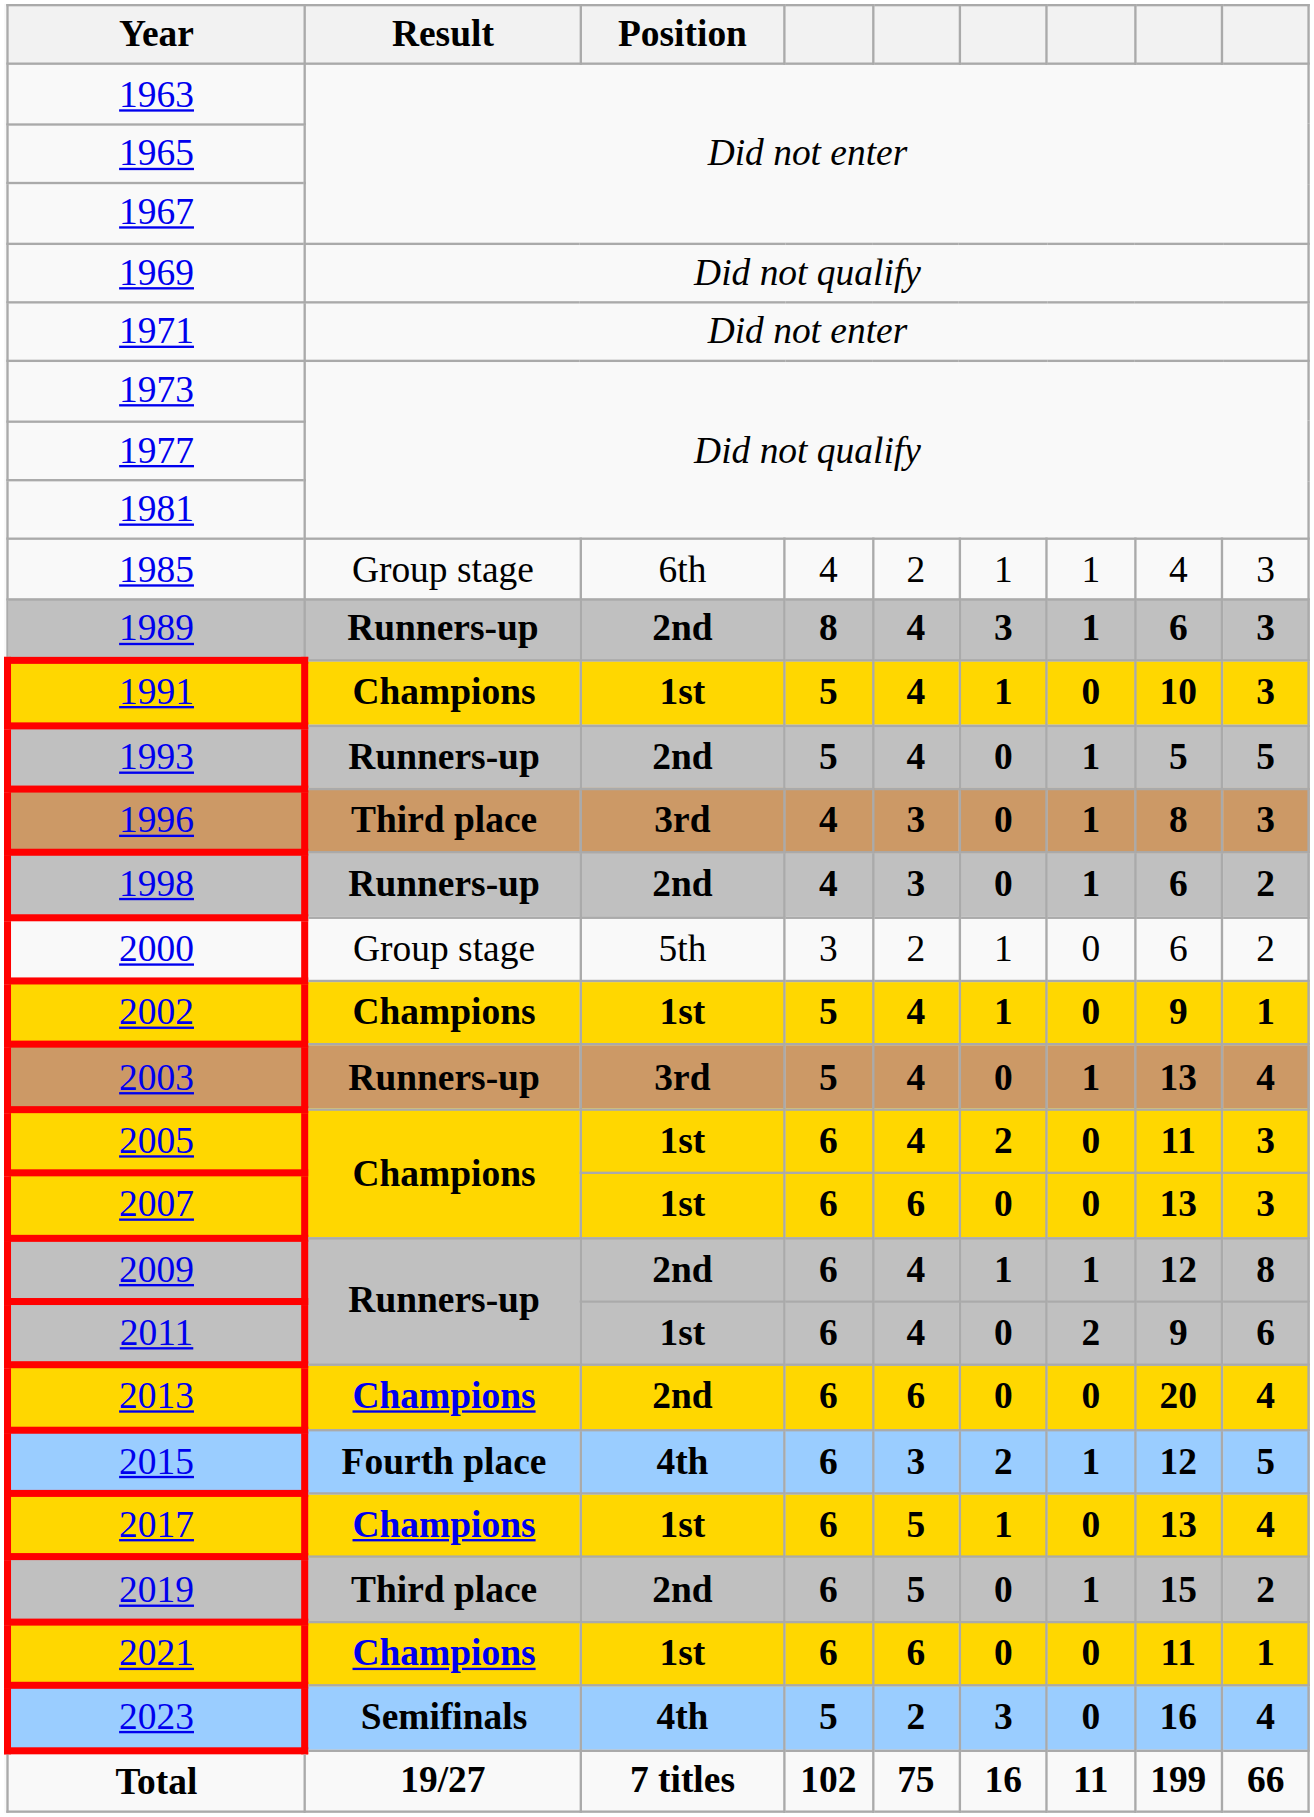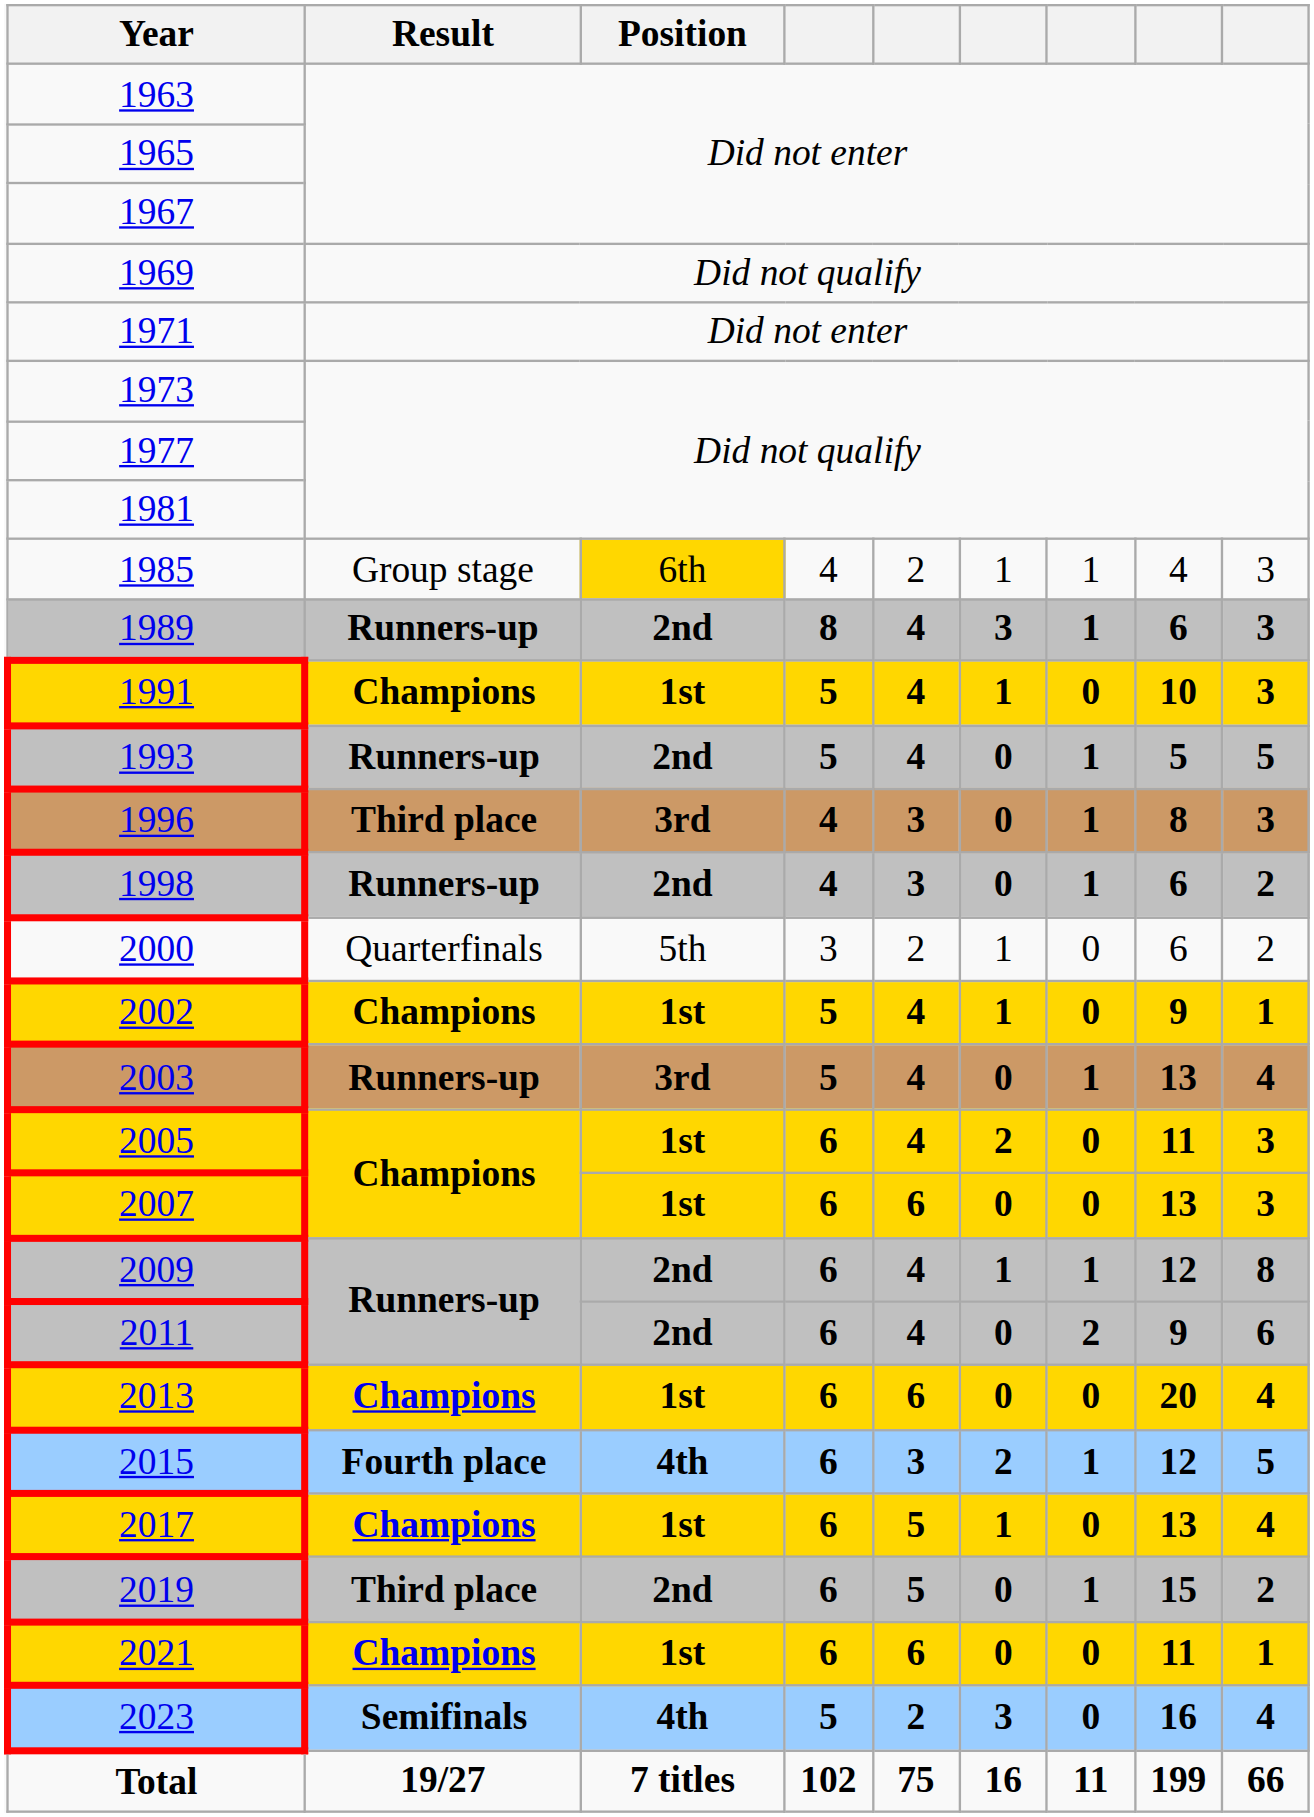(682, 568) no background -> (682, 568) gold background
(444, 948) Group stage -> (444, 948) Quarterfinals
(682, 1332) 1st -> (682, 1332) 2nd
(682, 1396) 2nd -> (682, 1396) 1st
